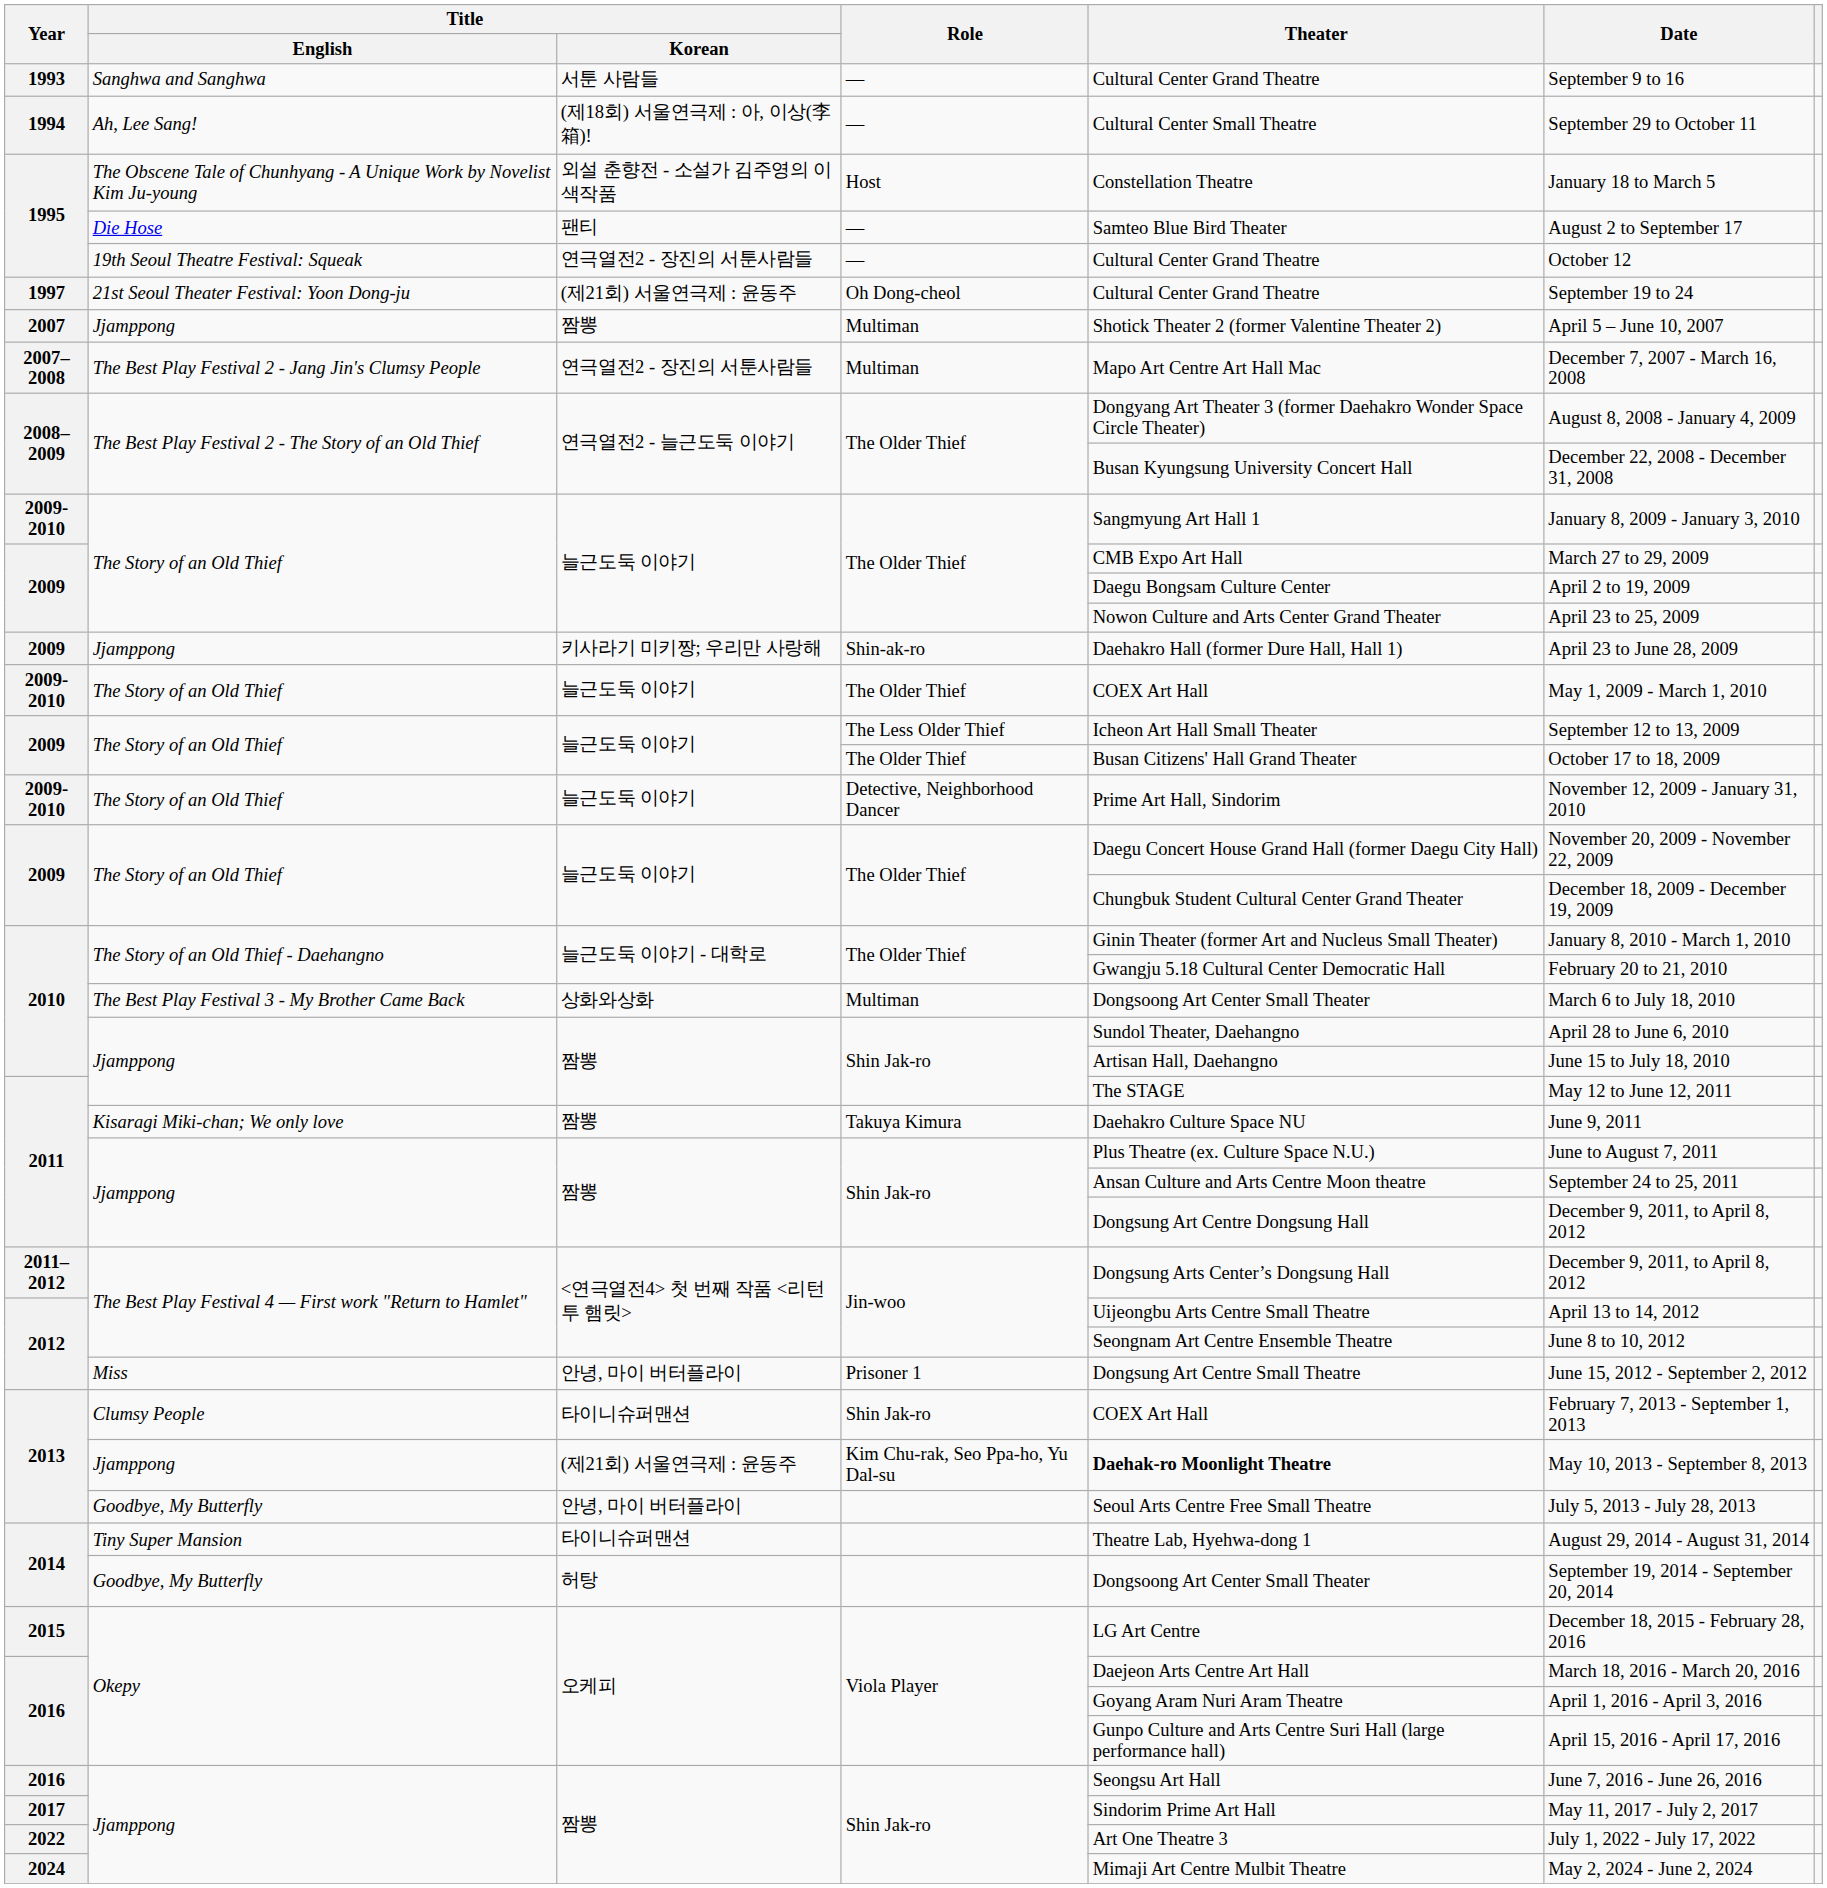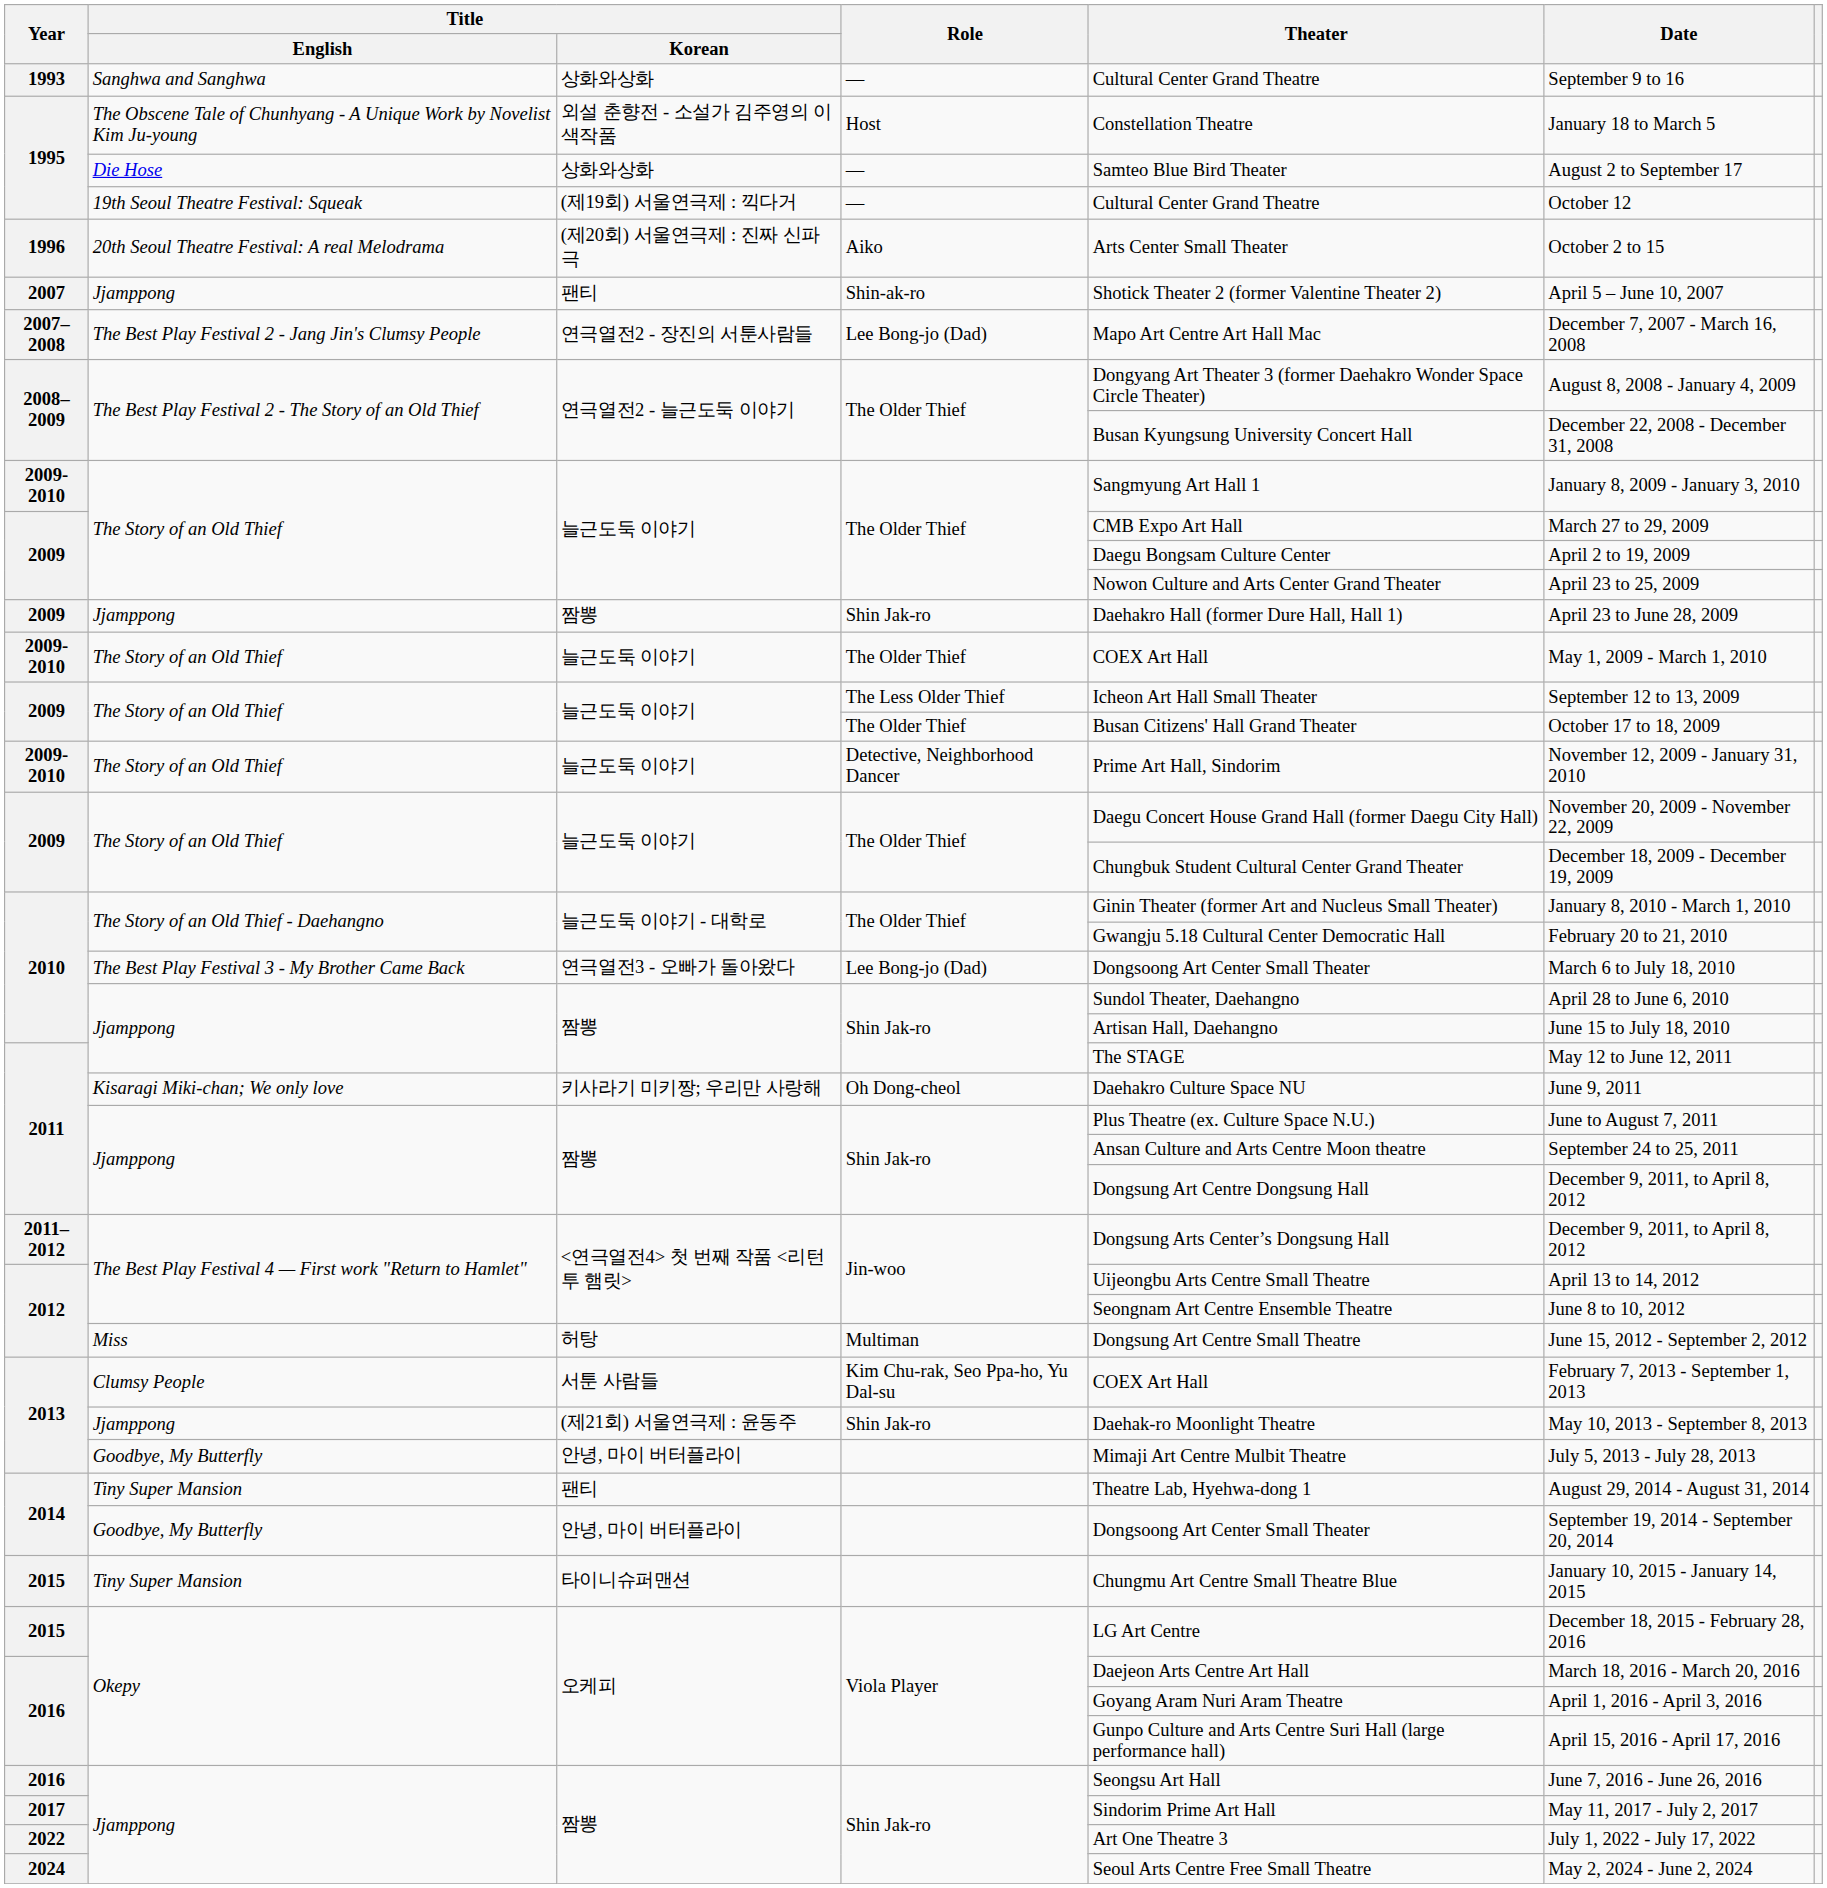(610, 79) 서툰 사람들 -> (607, 79) 상화와상화
- row: (46, 124)
(579, 226) 팬티 -> (607, 169) 상화와상화
(687, 259) 연극열전2 - 장진의 서툰사람들 -> (679, 202) (제19회) 서울연극제 : 끽다거
+ row: (46, 248)
- row: (46, 293)
(579, 325) 짬뽕 -> (579, 292) 팬티
(882, 326) Multiman -> (885, 293) Shin-ak-ro
(882, 367) Multiman -> (916, 334) Lee Bong-jo (Dad)
(691, 647) 키사라기 미키짱; 우리만 사랑해 -> (579, 615) 짬뽕
(885, 648) Shin-ak-ro -> (888, 615) Shin Jak-ro
(607, 999) 상화와상화 -> (678, 966) 연극열전3 - 오빠가 돌아왔다
(882, 1000) Multiman -> (916, 967) Lee Bong-jo (Dad)
(579, 1121) 짬뽕 -> (691, 1088) 키사라기 미키짱; 우리만 사랑해
(904, 1121) Takuya Kimura -> (903, 1088) Oh Dong-cheol
(651, 1372) 안녕, 마이 버터플라이 -> (579, 1339) 허탕
(884, 1372) Prisoner 1 -> (882, 1340) Multiman
(626, 1413) 타이니슈퍼맨션 -> (610, 1381) 서툰 사람들
(888, 1414) Shin Jak-ro -> (957, 1381) Kim Chu-rak, Seo Ppa-ho, Yu Dal-su
(957, 1464) Kim Chu-rak, Seo Ppa-ho, Yu Dal-su -> (888, 1423) Shin Jak-ro
(1212, 1464) bold -> (1204, 1423) normal
(1232, 1506) Seoul Arts Centre Free Small Theatre -> (1219, 1456) Mimaji Art Centre Mulbit Theatre
(626, 1538) 타이니슈퍼맨션 -> (579, 1488) 팬티
(579, 1580) 허탕 -> (651, 1530) 안녕, 마이 버터플라이
+ row: (46, 1581)
(1219, 1868) Mimaji Art Centre Mulbit Theatre -> (1232, 1868) Seoul Arts Centre Free Small Theatre
